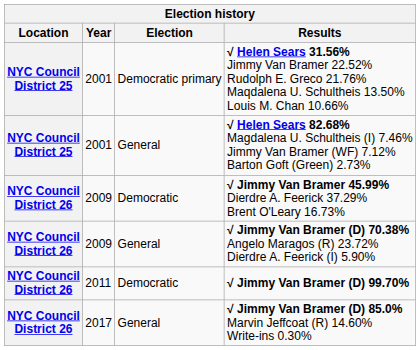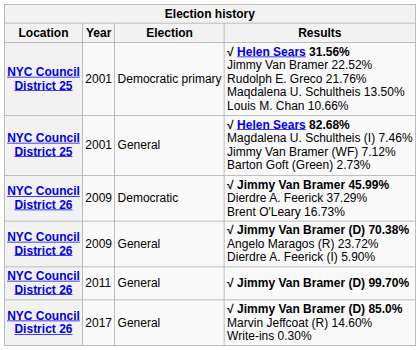(148, 283) Democratic -> (139, 283) General
